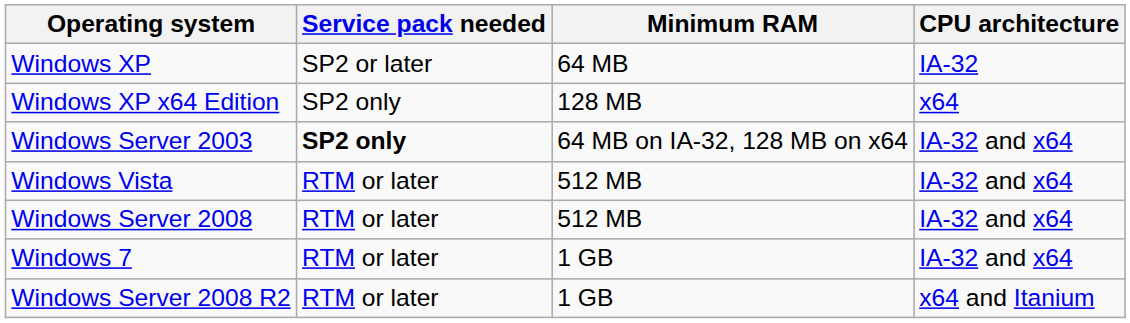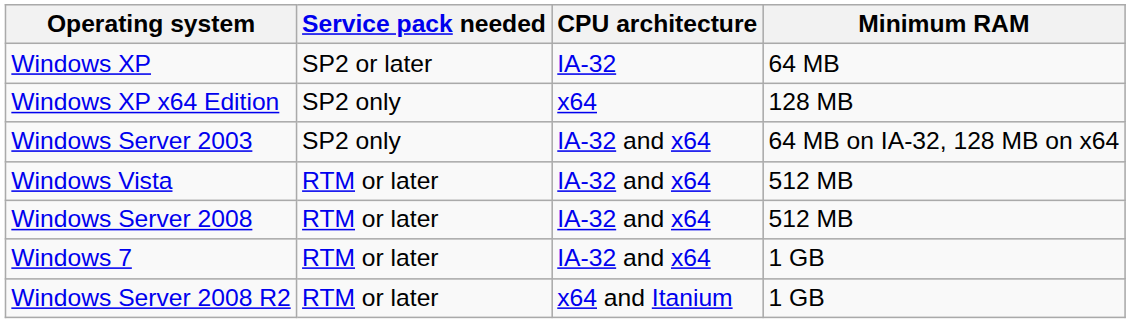columns swapped: (1019, 24) <-> (733, 24)
(354, 141) bold -> (351, 141) normal
